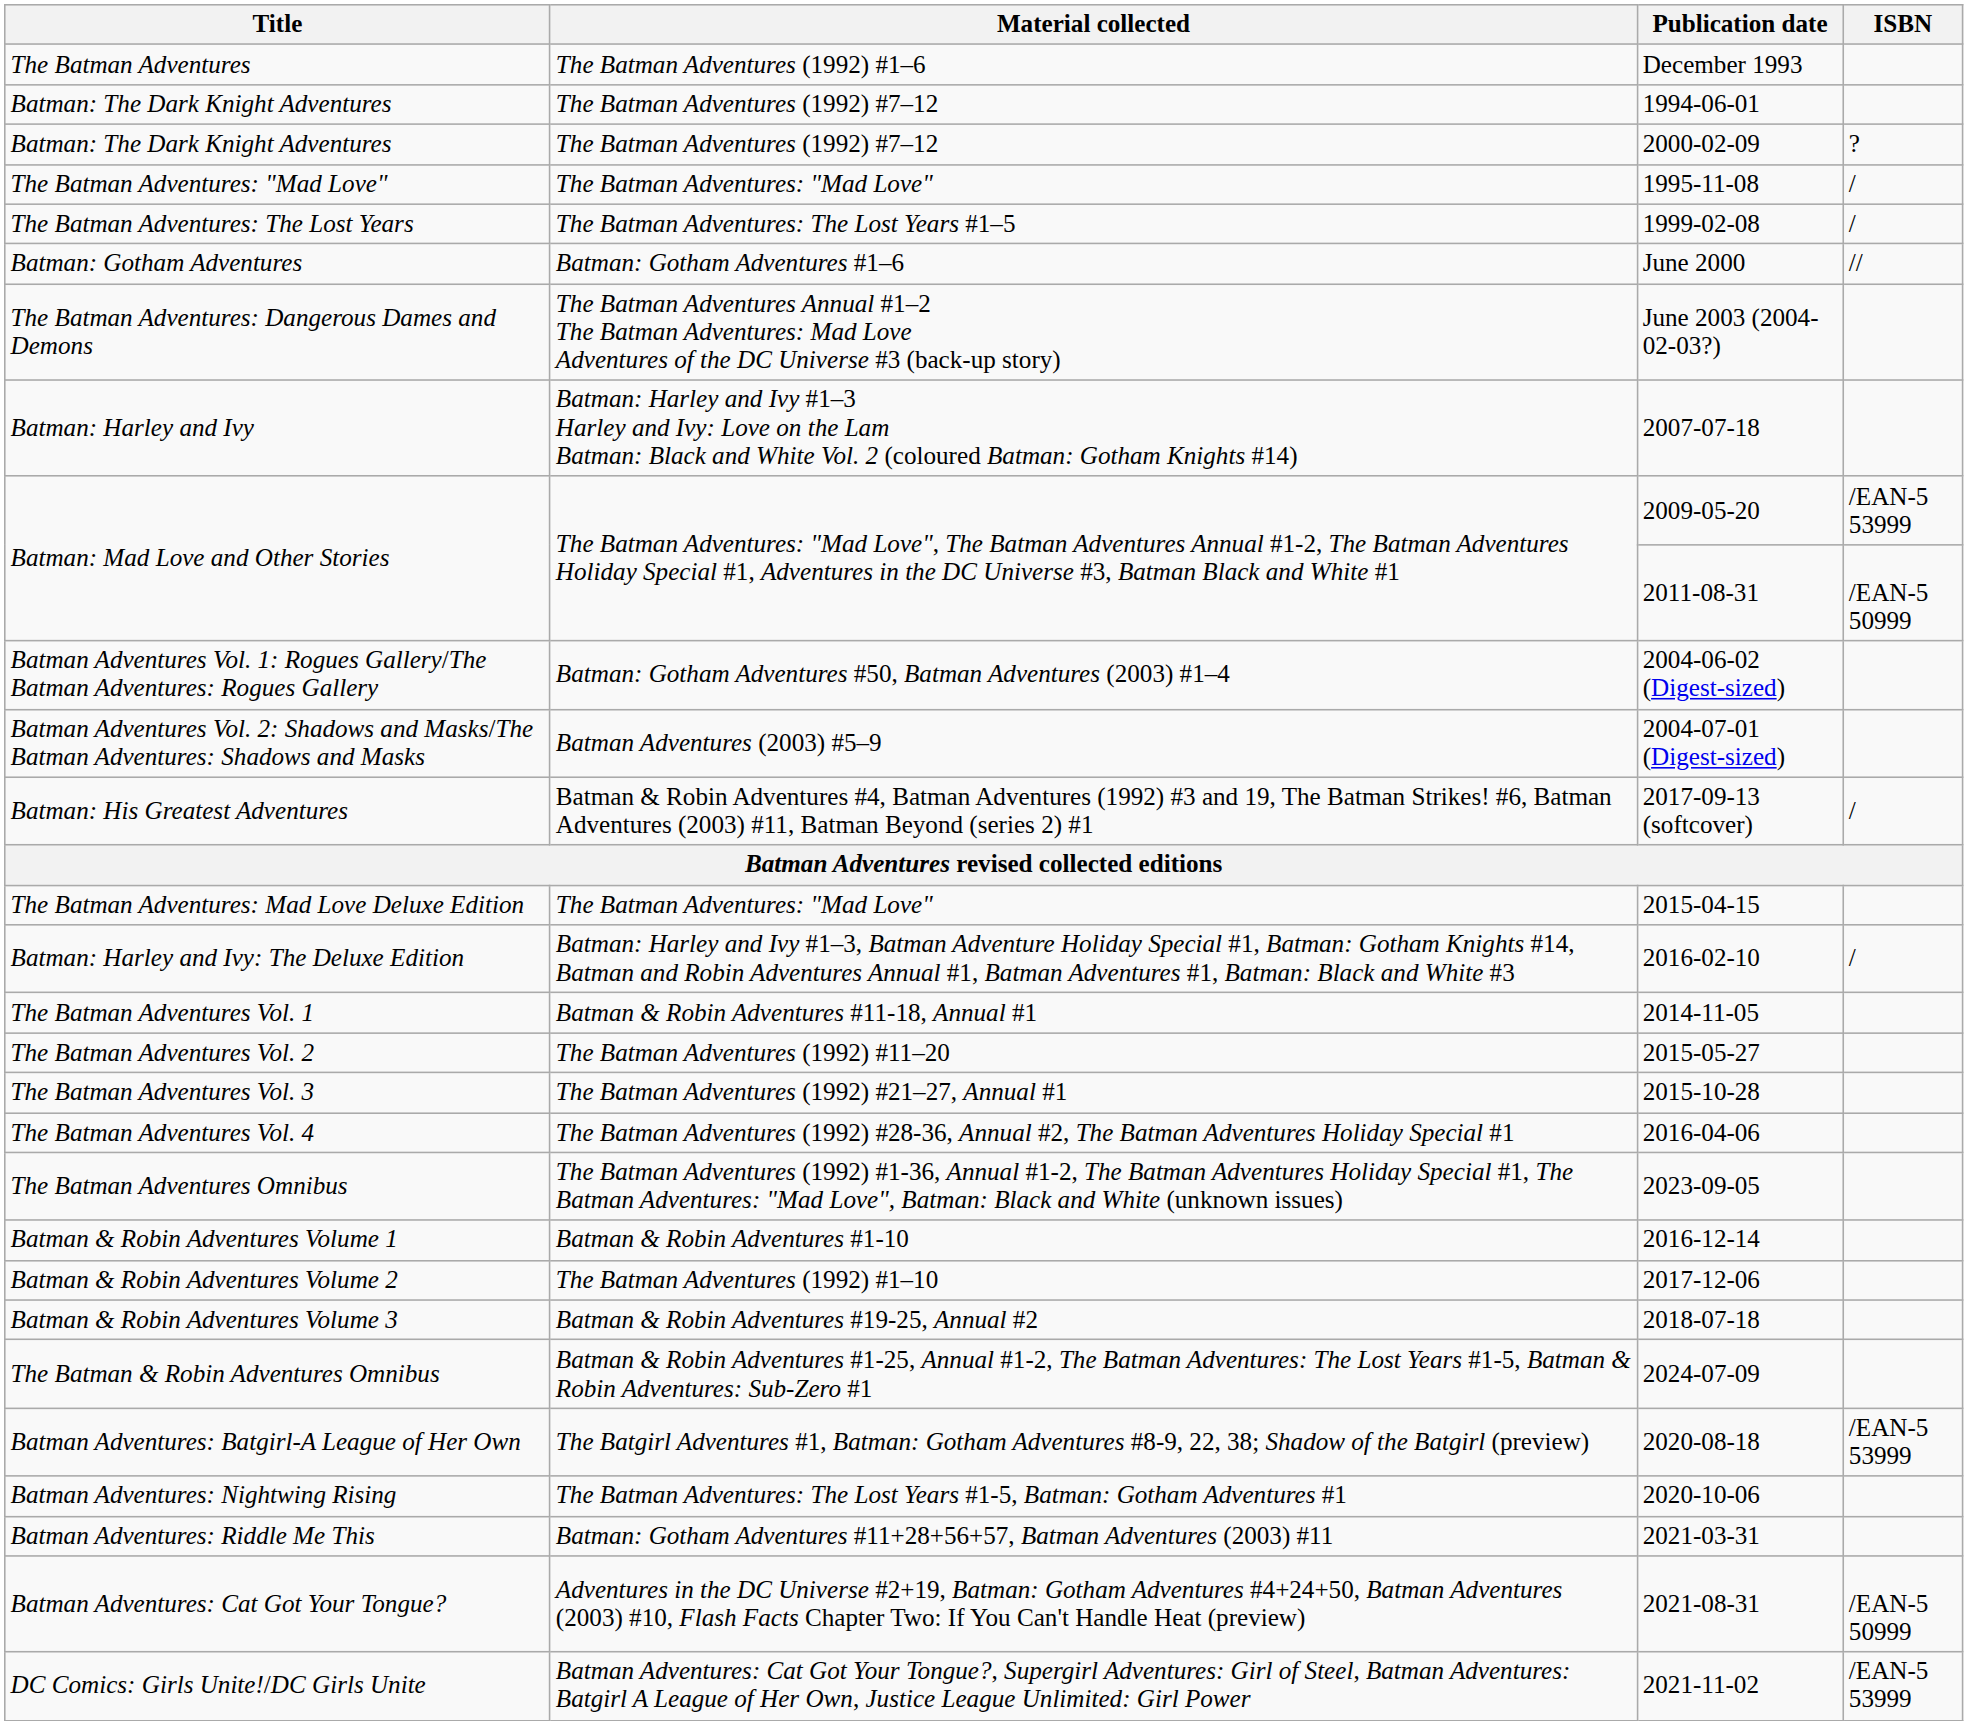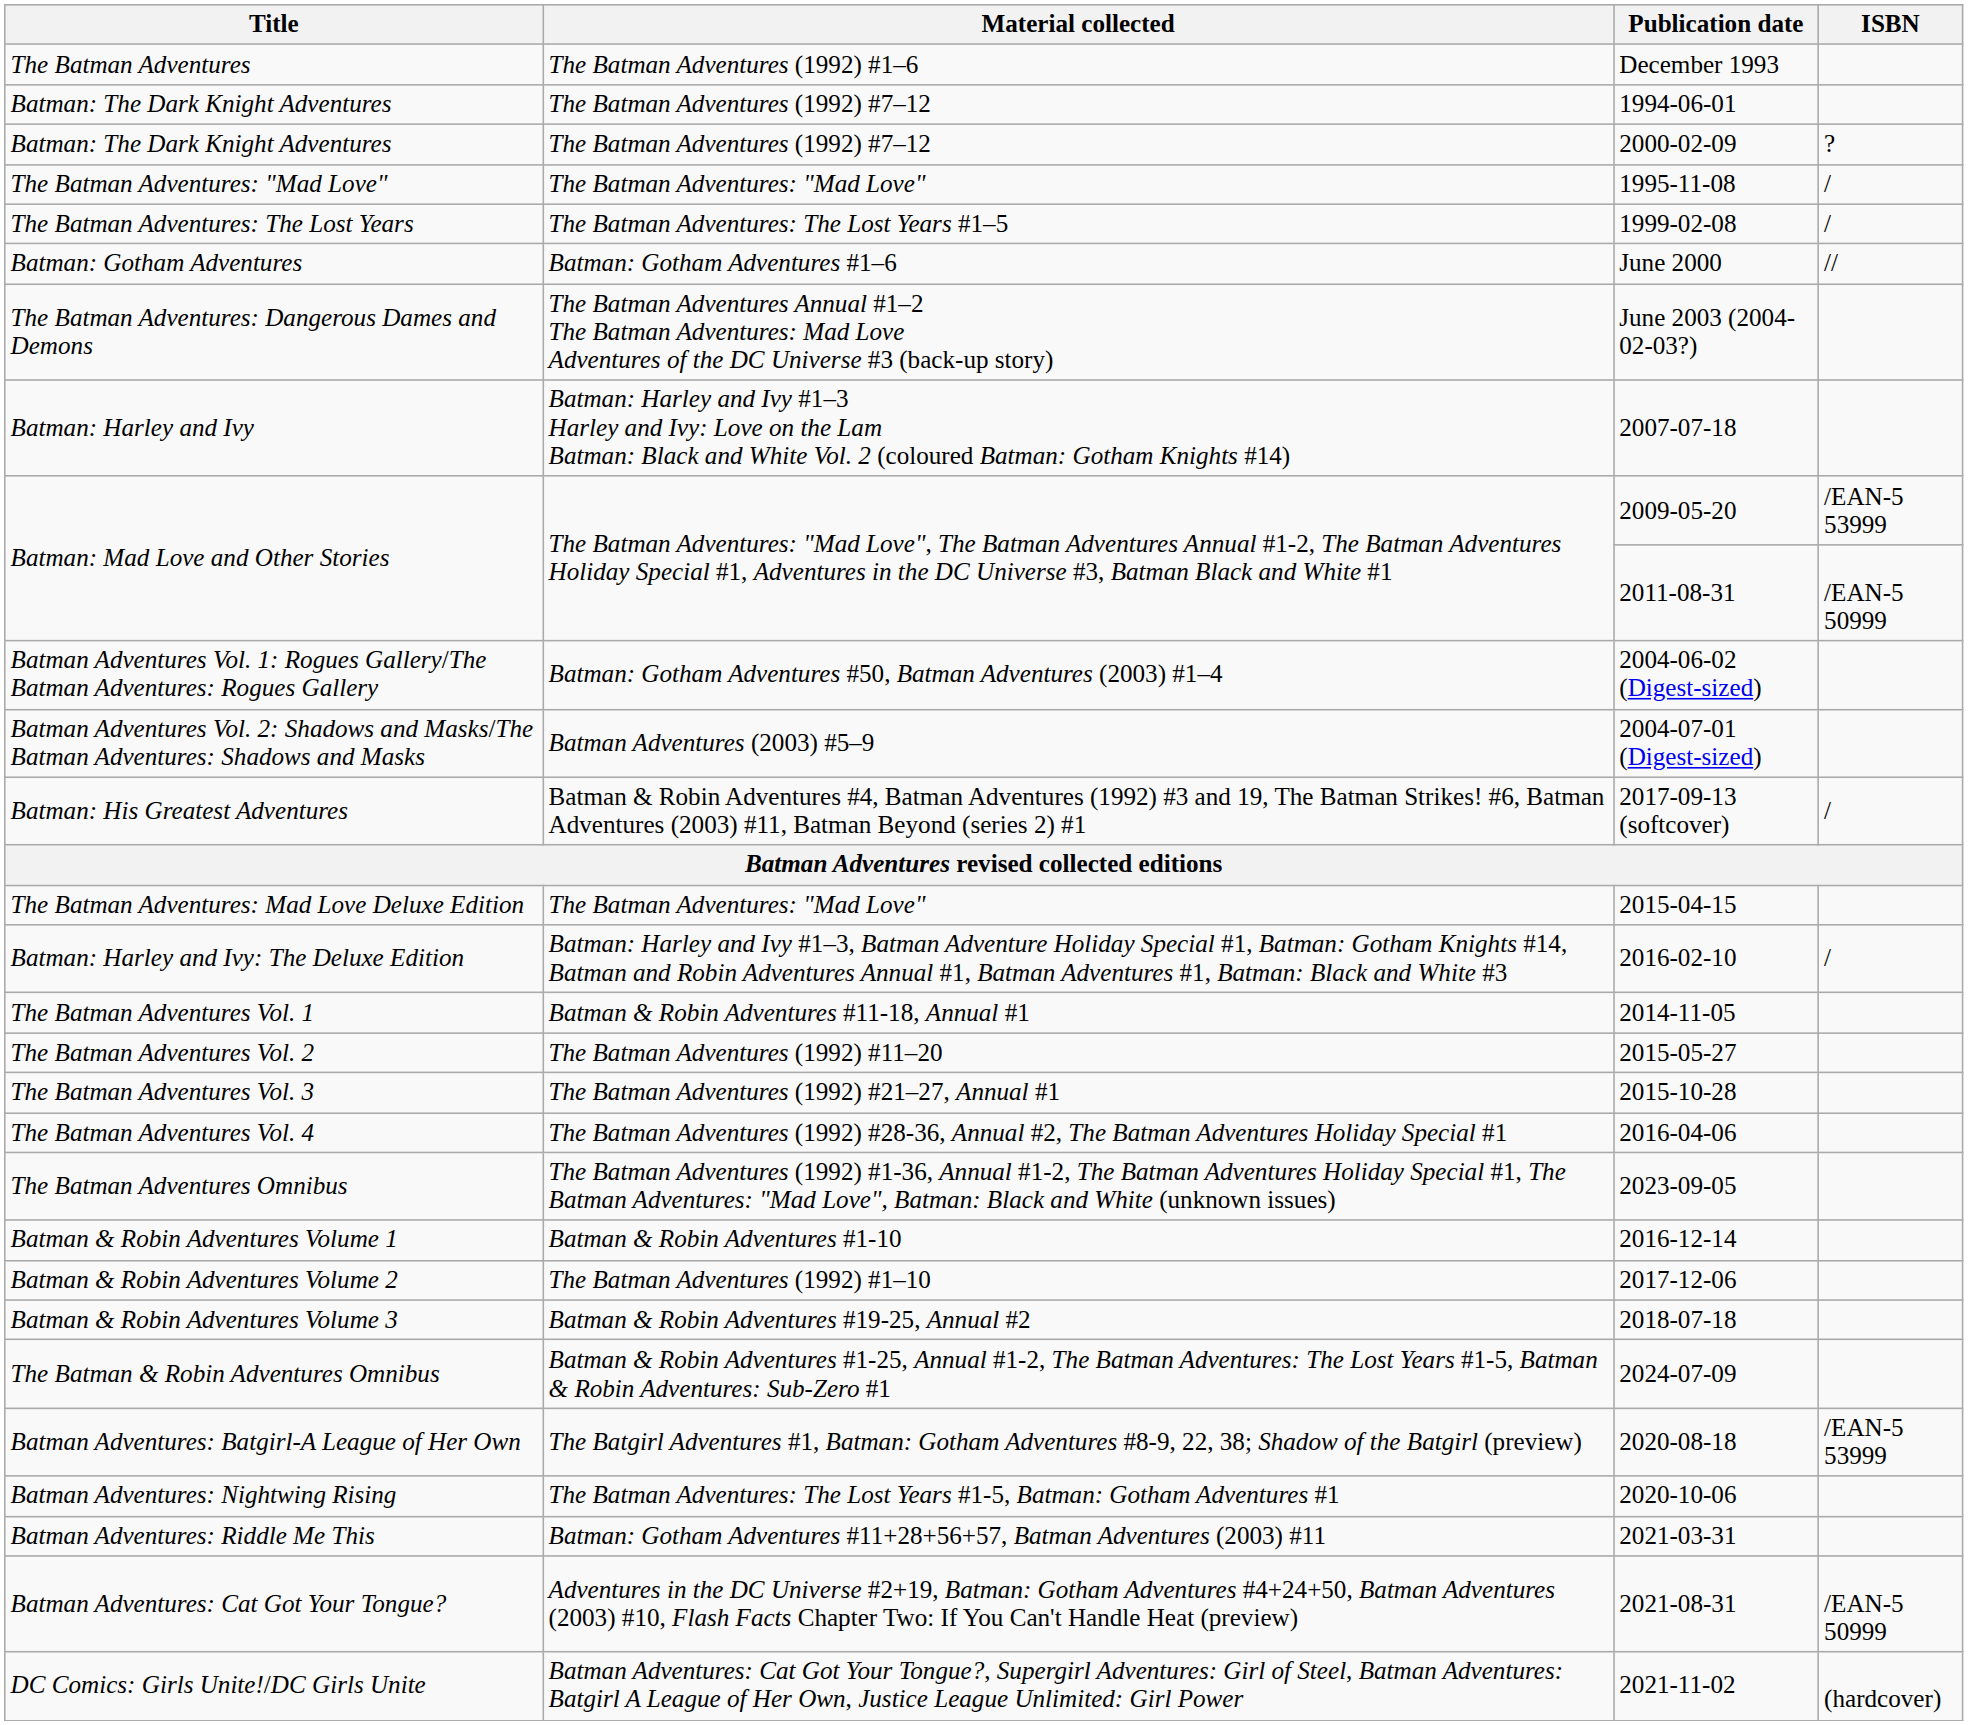(1889, 1685) /EAN-5 53999 -> (1883, 1700) (hardcover)
